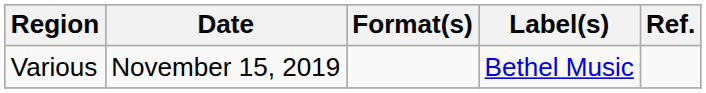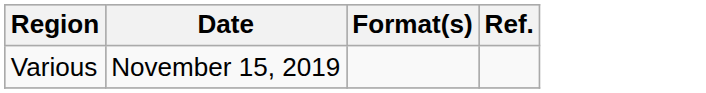- column: (559, 25)
